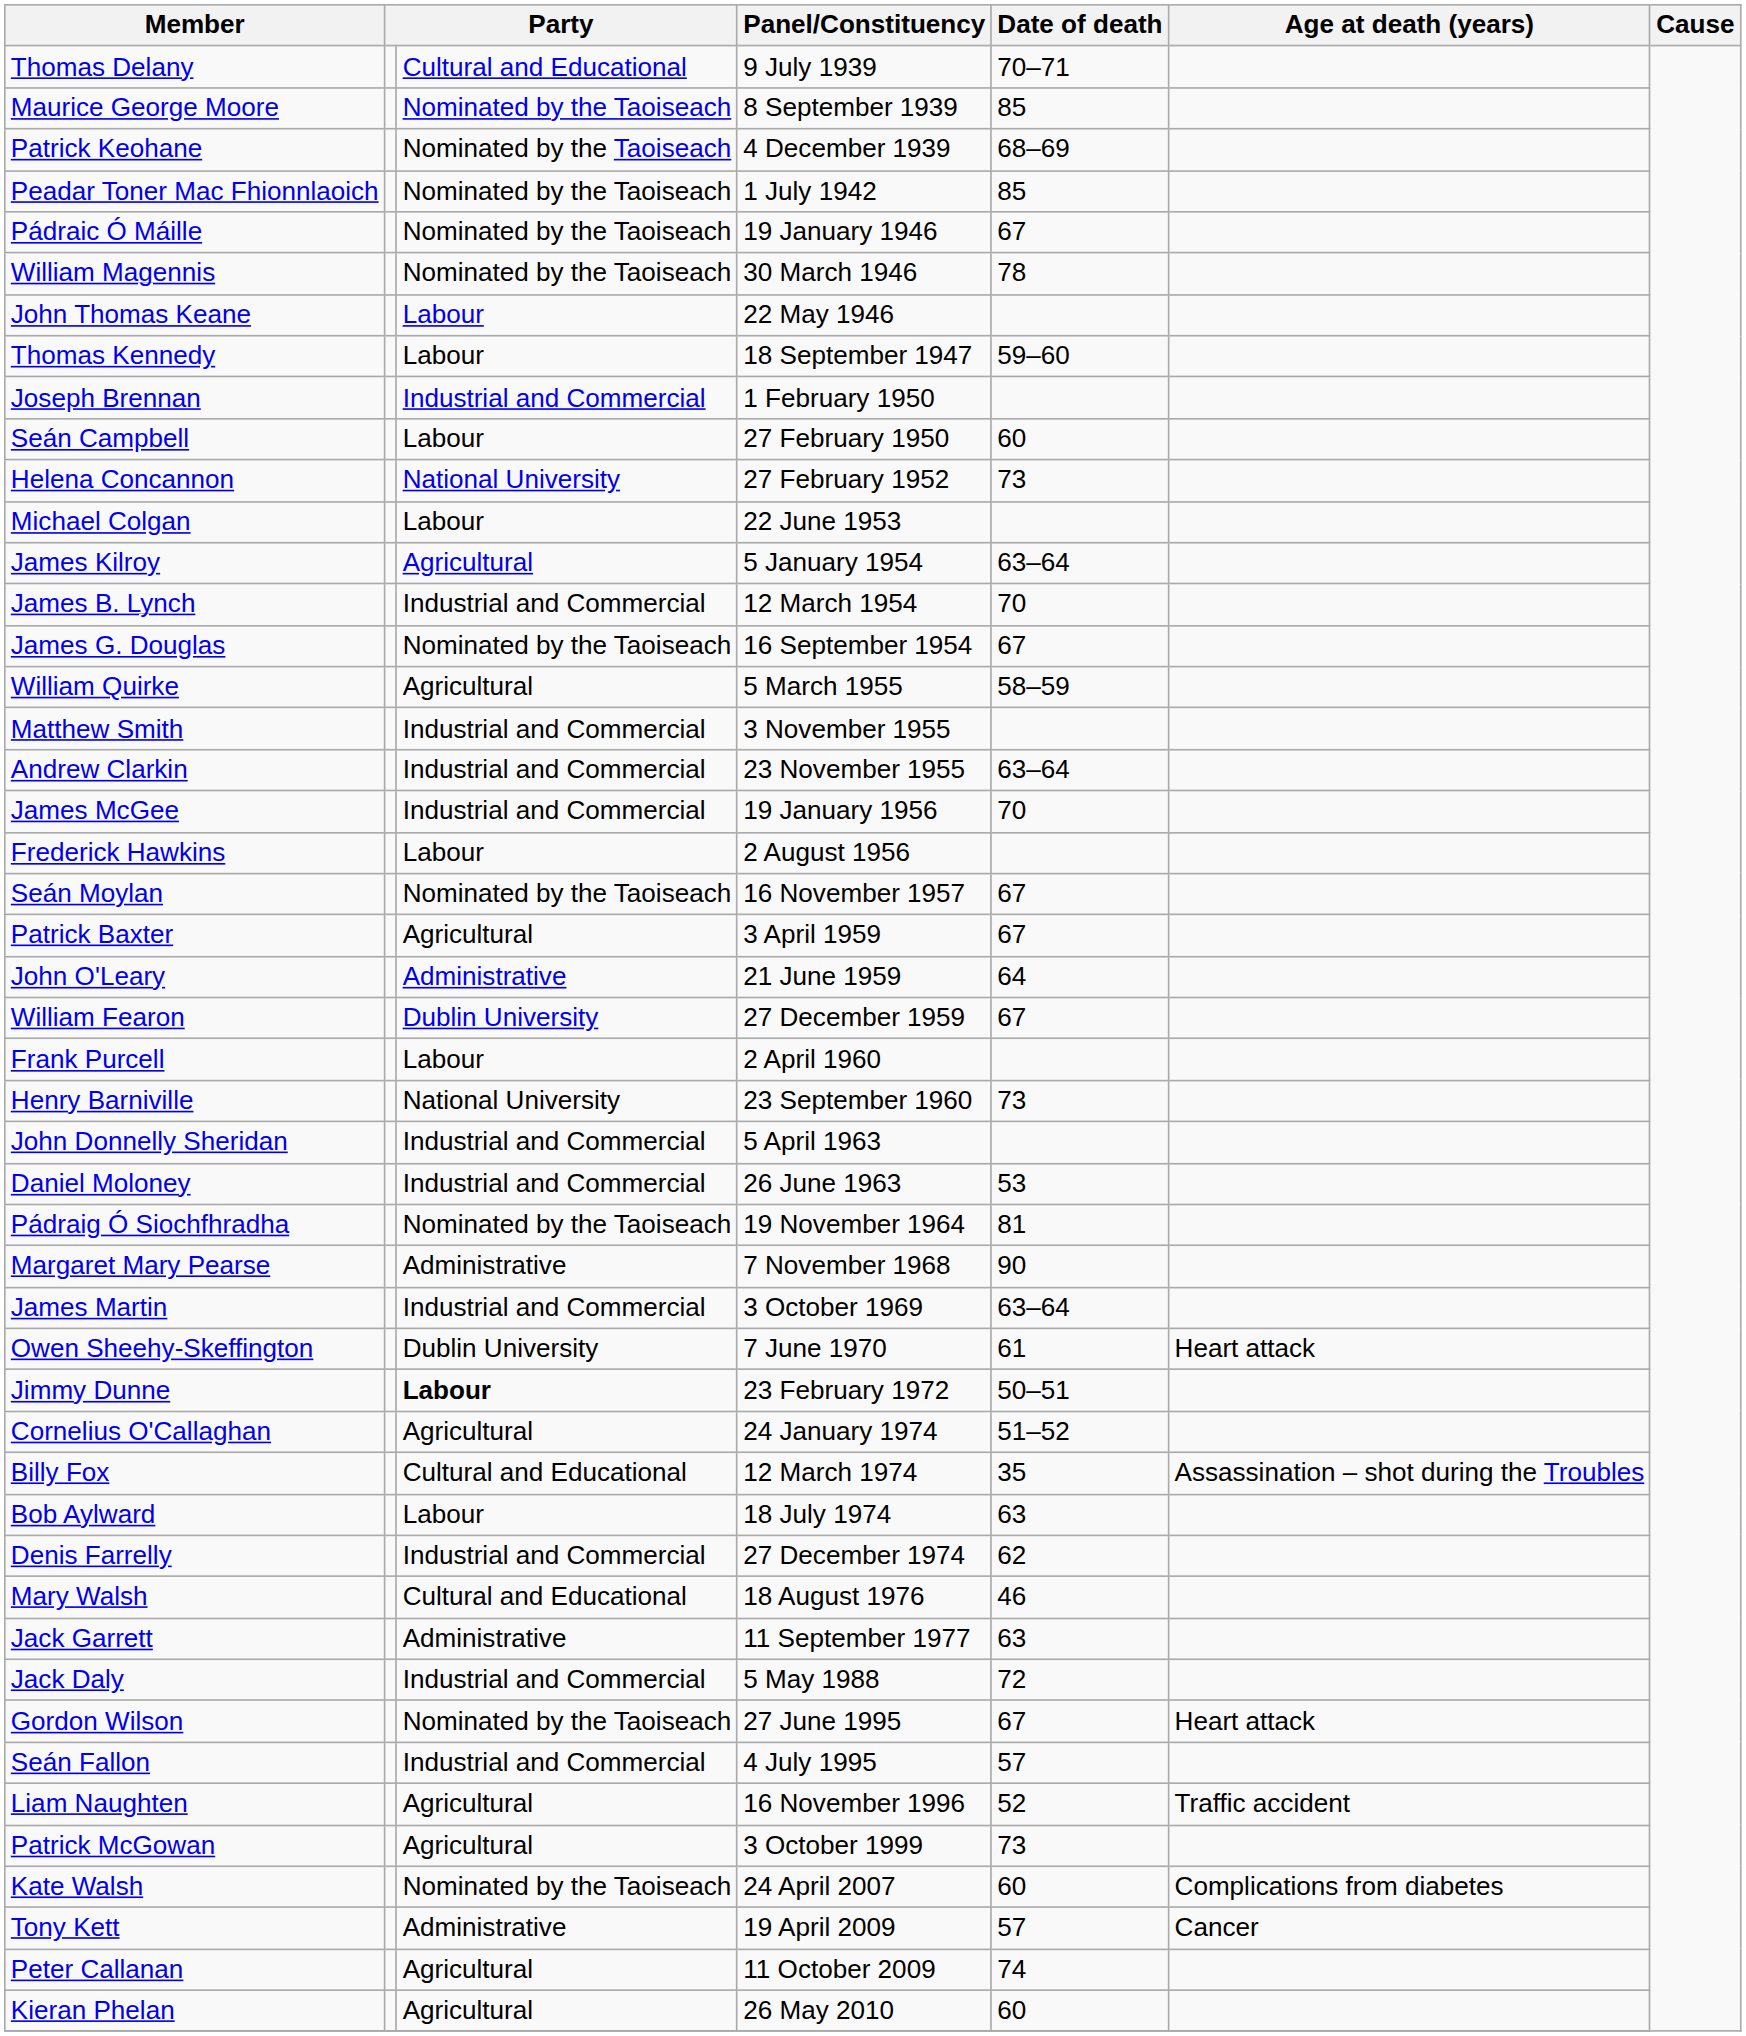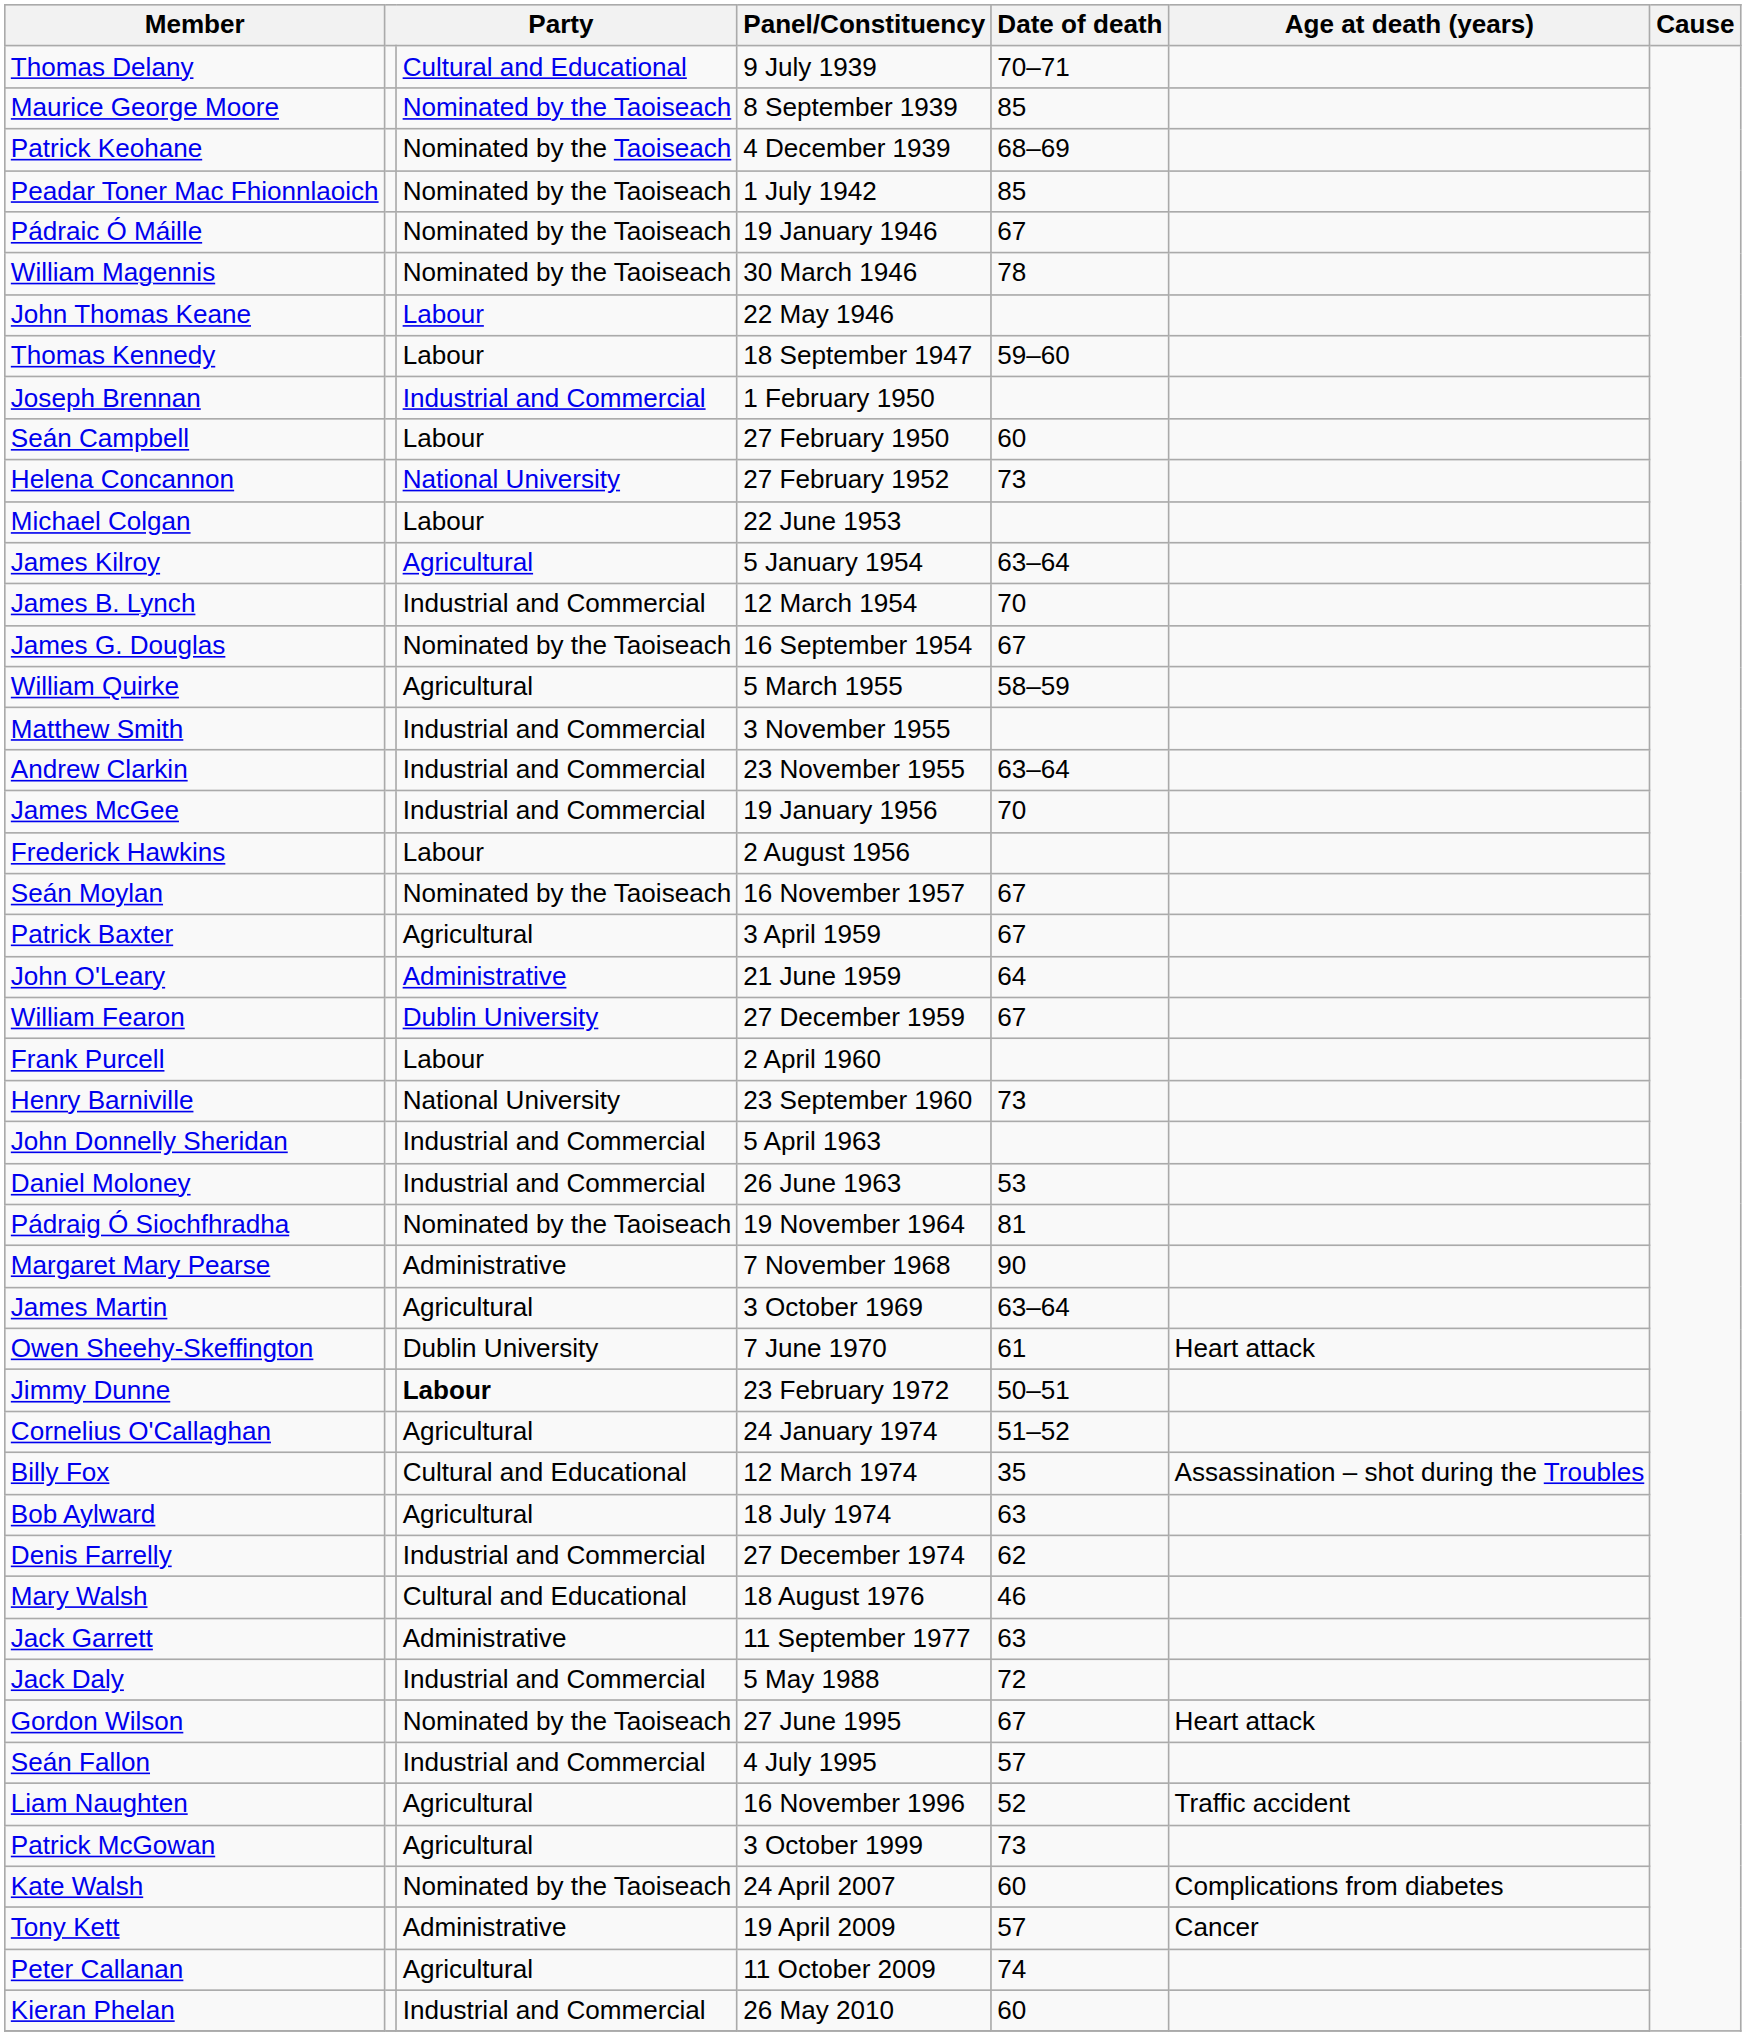(554, 1307) Industrial and Commercial -> (468, 1307) Agricultural
(443, 1514) Labour -> (468, 1514) Agricultural
(468, 2010) Agricultural -> (554, 2010) Industrial and Commercial
